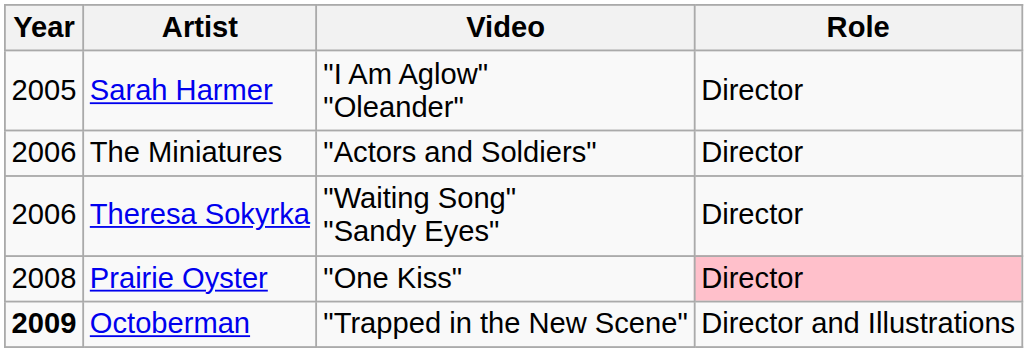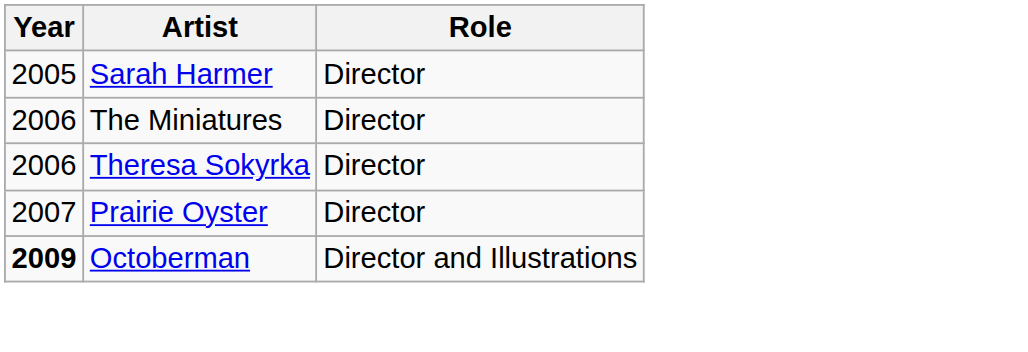- column: (506, 27)
(44, 277) 2008 -> (44, 212) 2007
(752, 277) pink background -> (374, 212) no background
